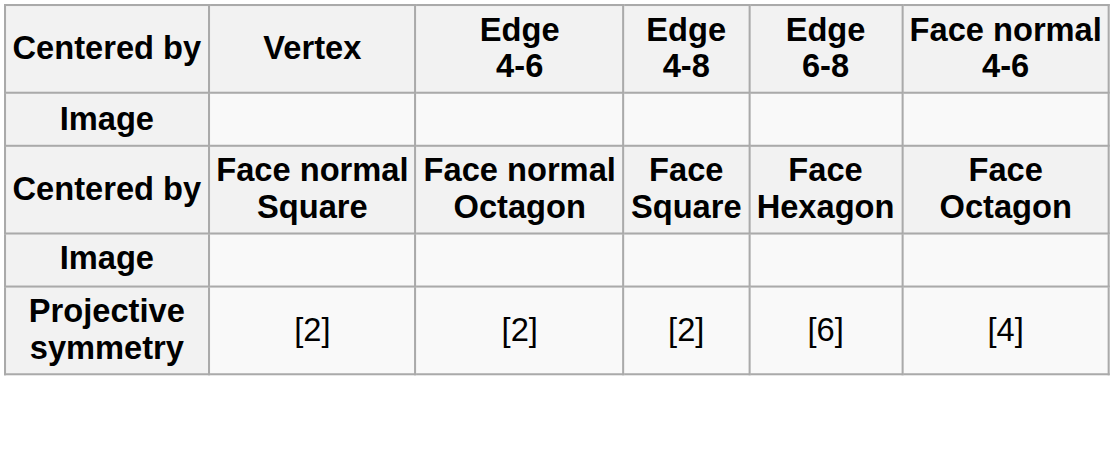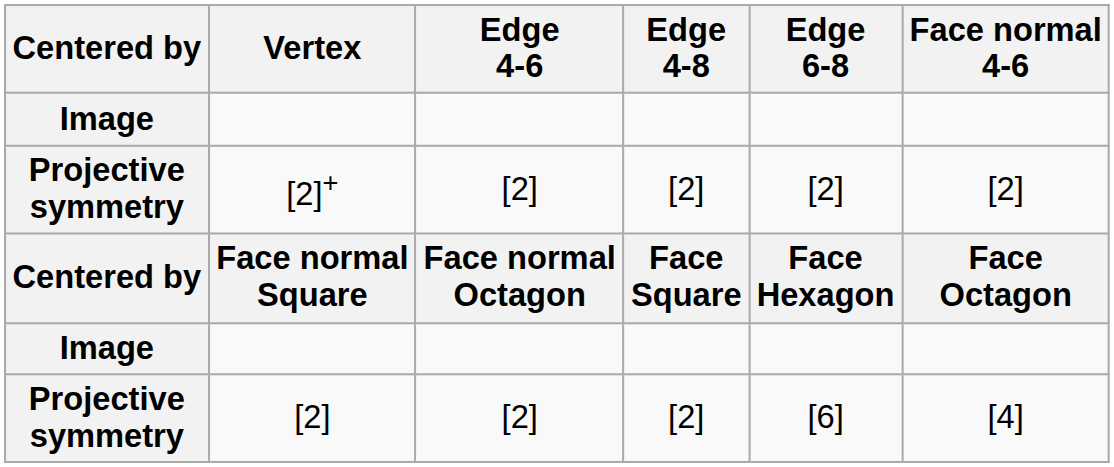+ row: (107, 188)
